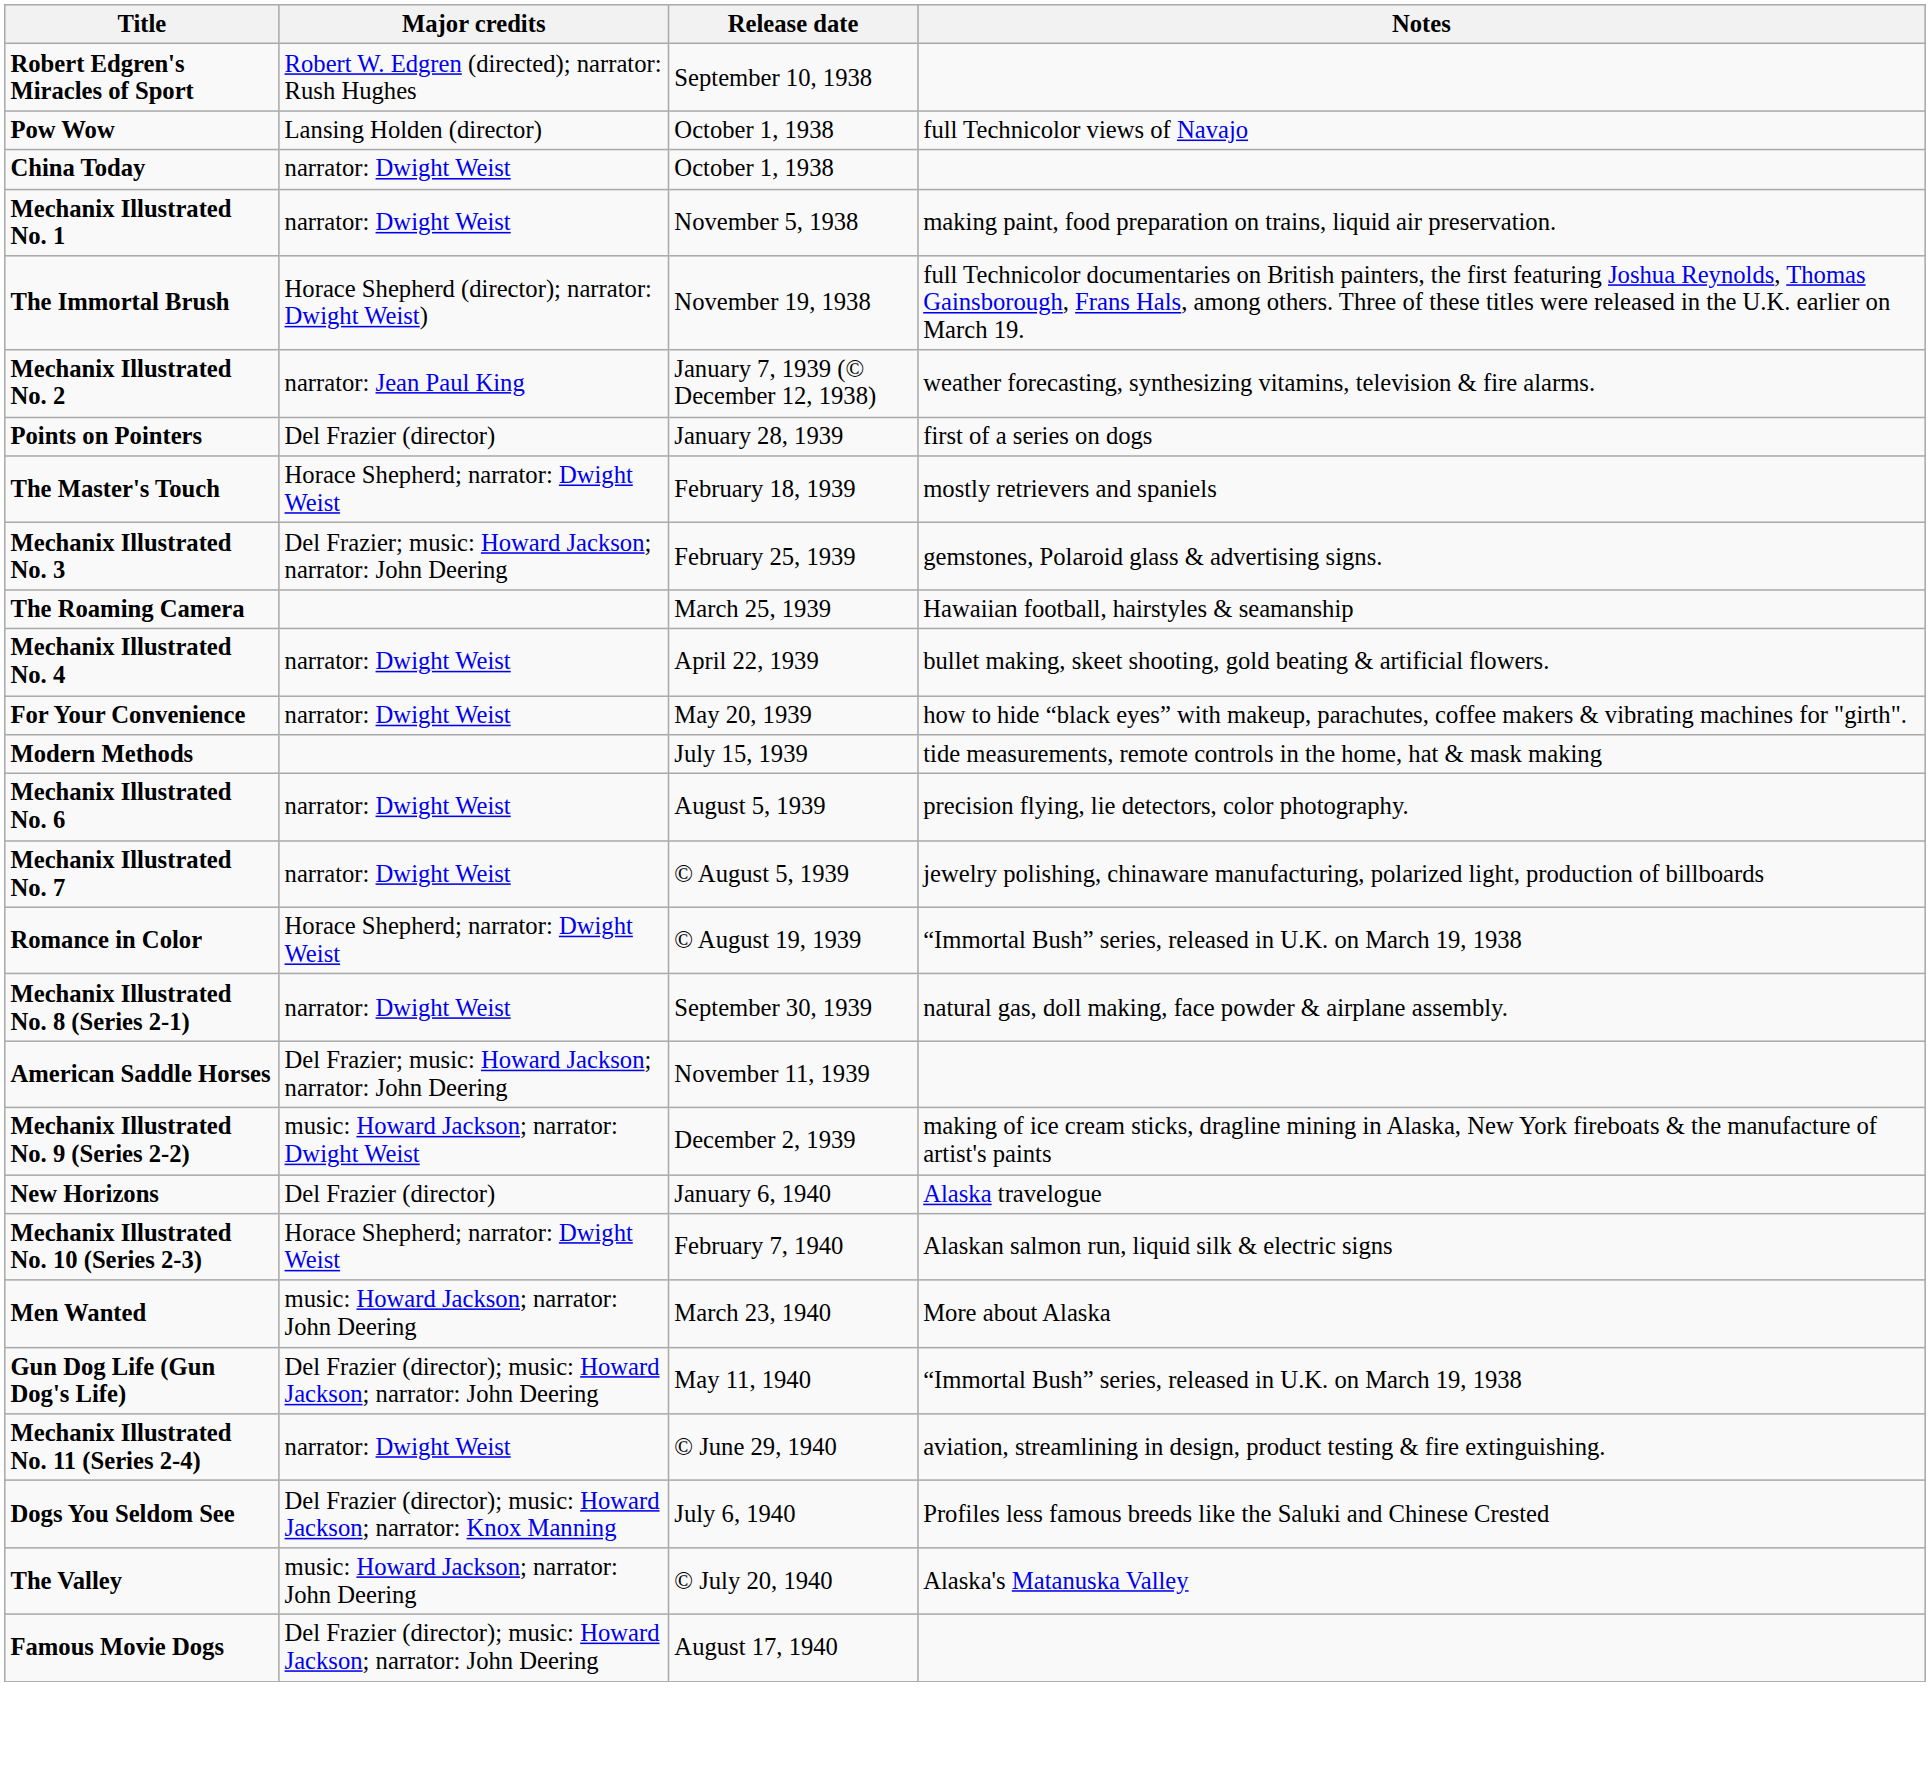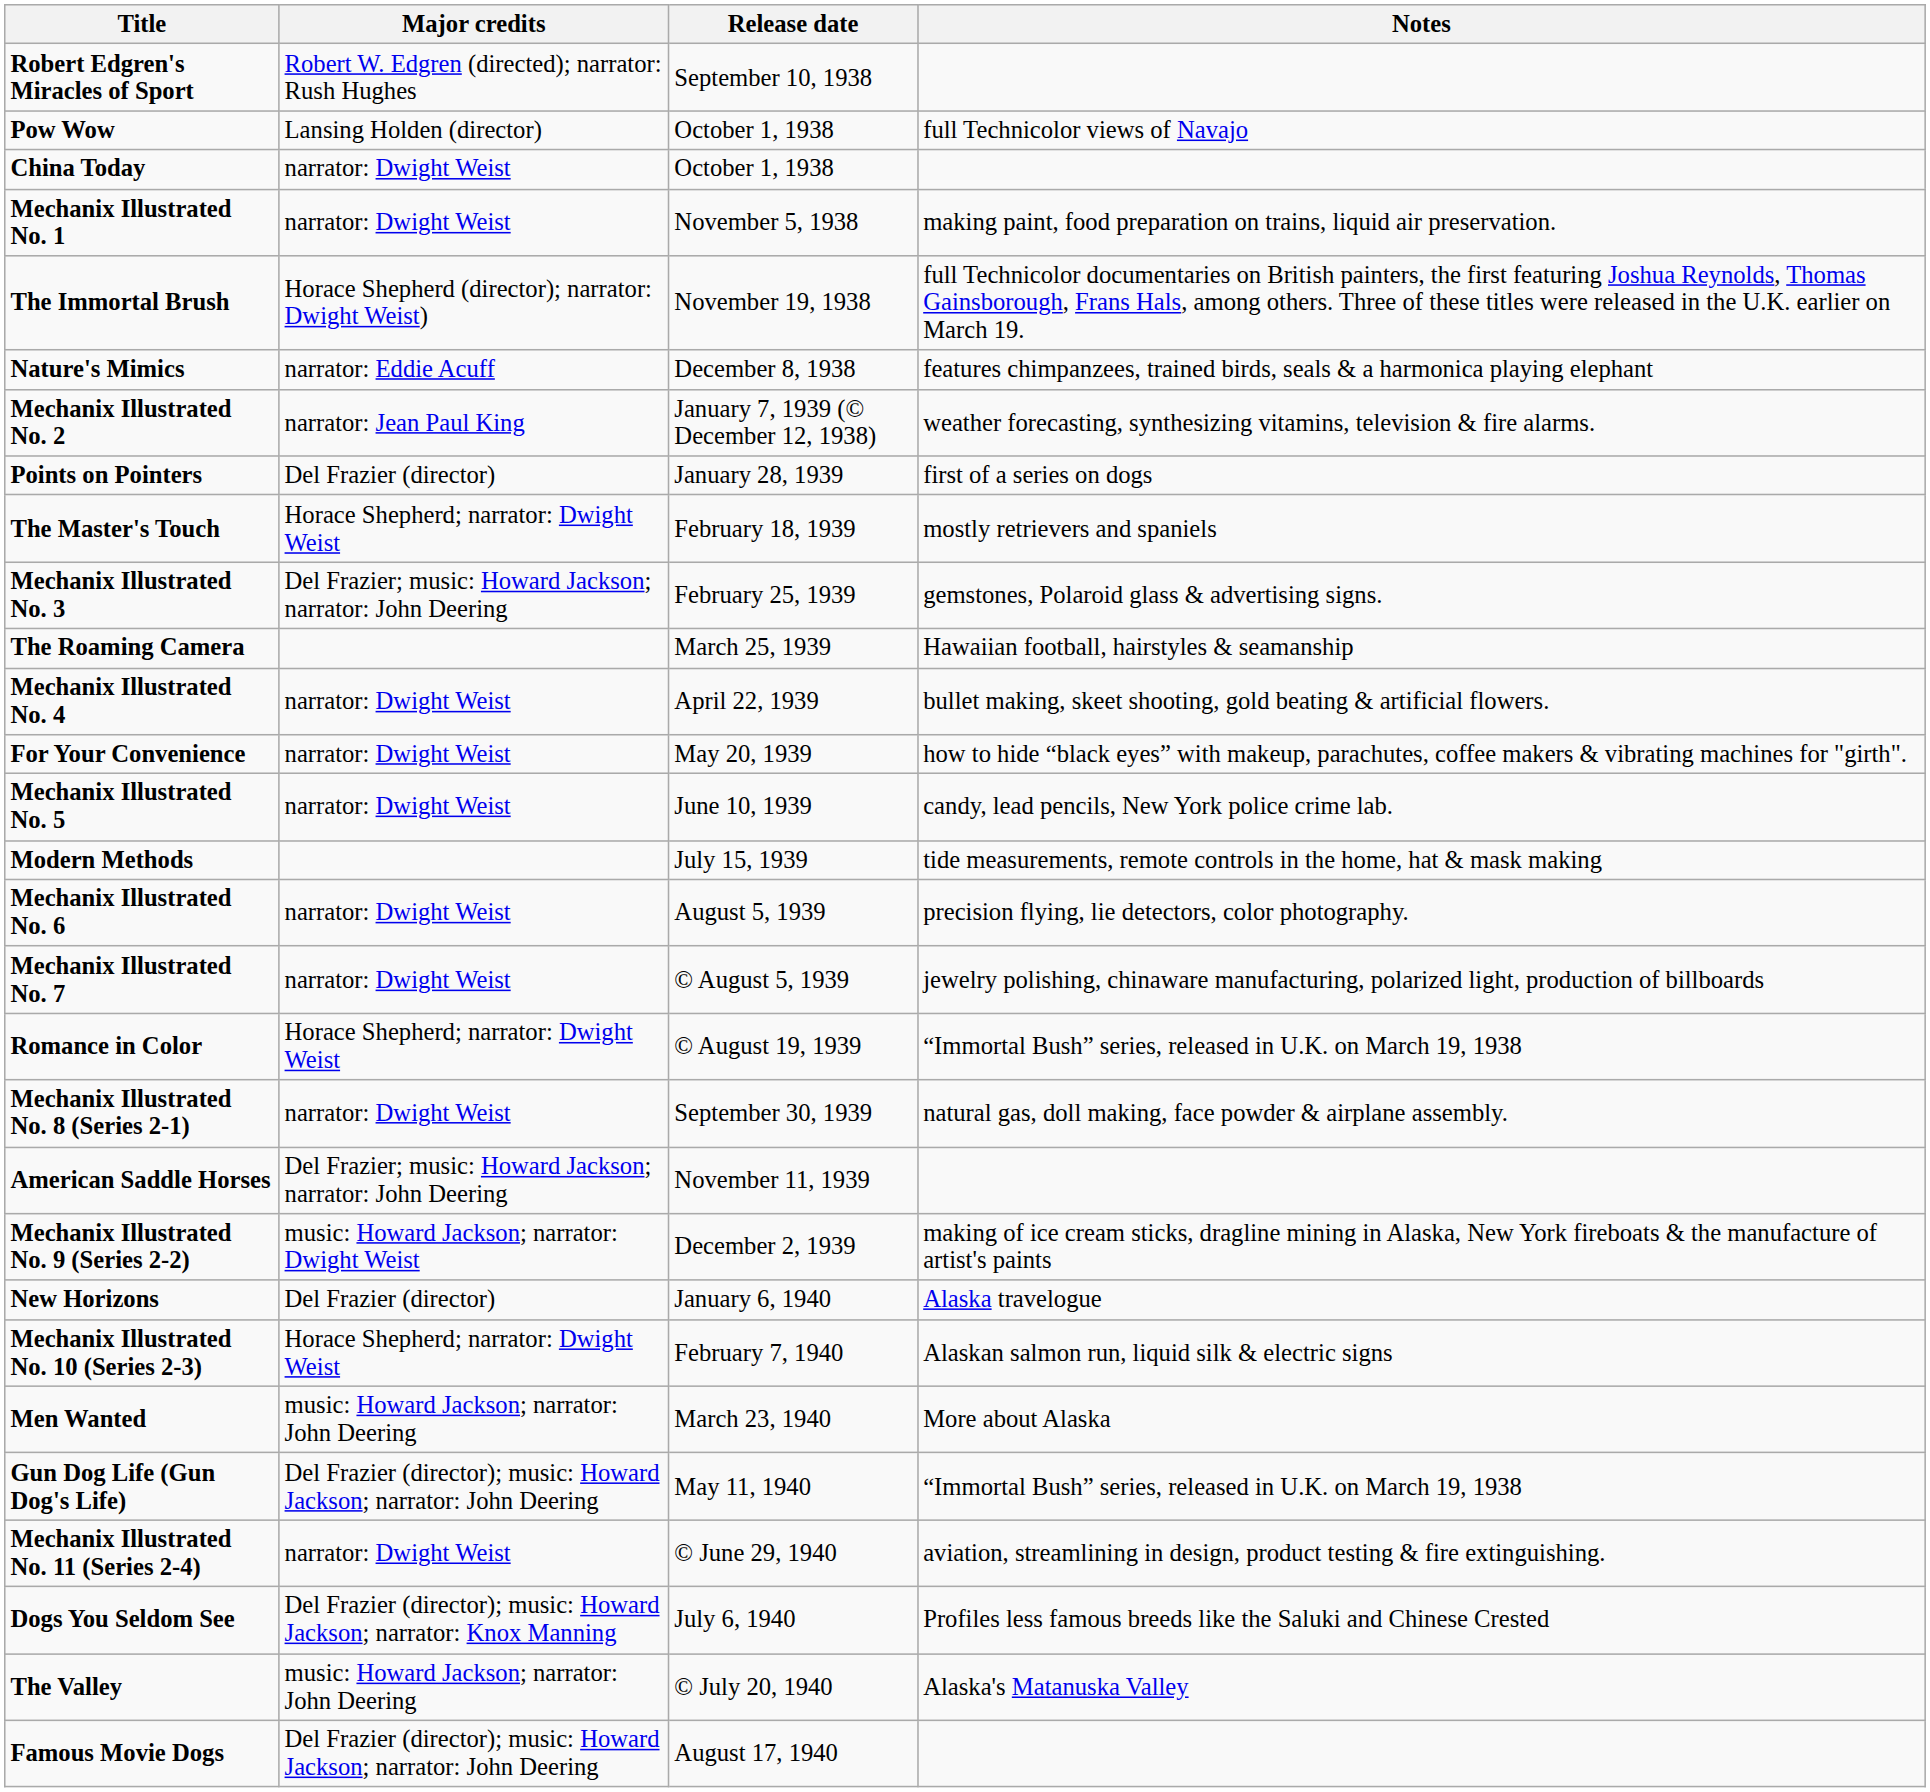+ row: (97, 369)
+ row: (121, 806)
